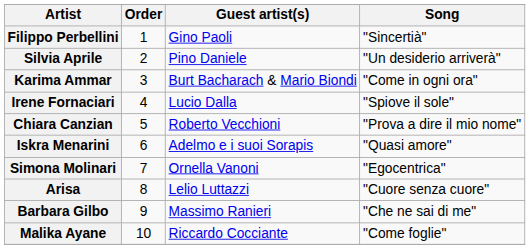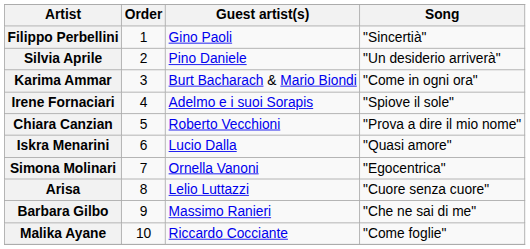(203, 102) Lucio Dalla -> (241, 102) Adelmo e i suoi Sorapis
(241, 146) Adelmo e i suoi Sorapis -> (203, 146) Lucio Dalla
